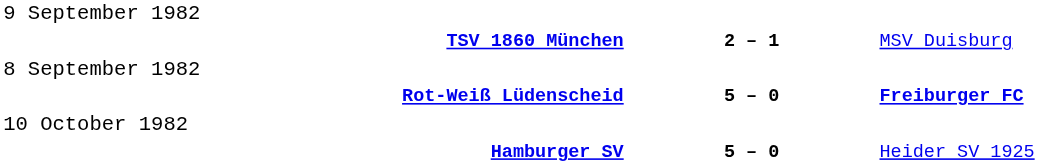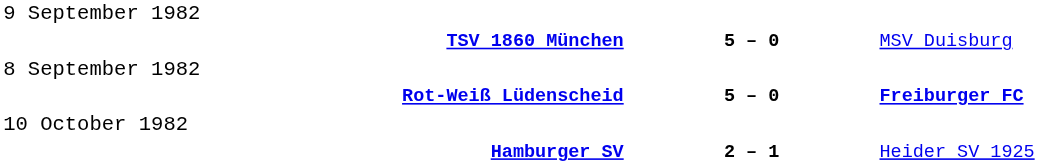(752, 41) 2 – 1 -> (752, 41) 5 – 0
(752, 152) 5 – 0 -> (752, 152) 2 – 1
